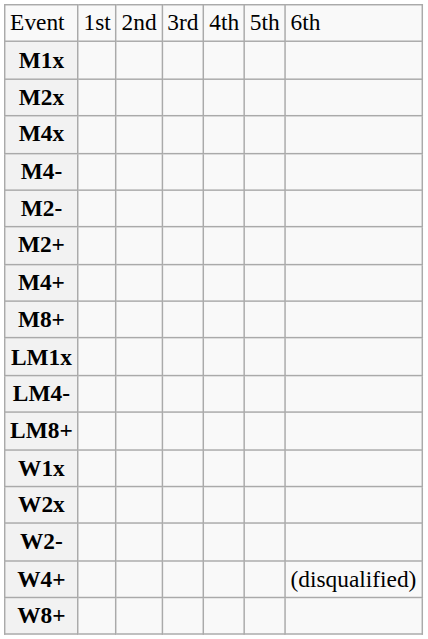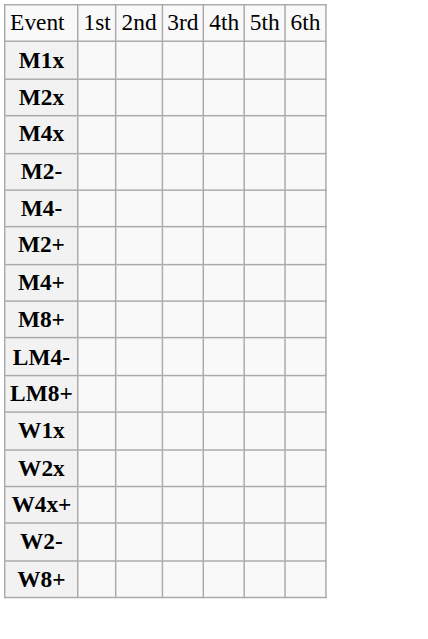rows swapped: (41, 208) <-> (41, 171)
- row: (41, 356)
+ row: (41, 504)
- row: (41, 578)
